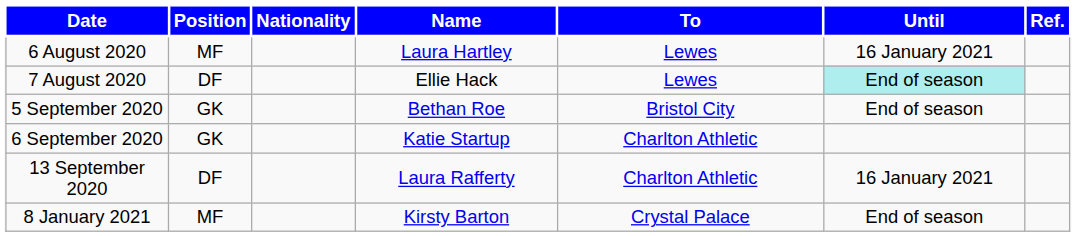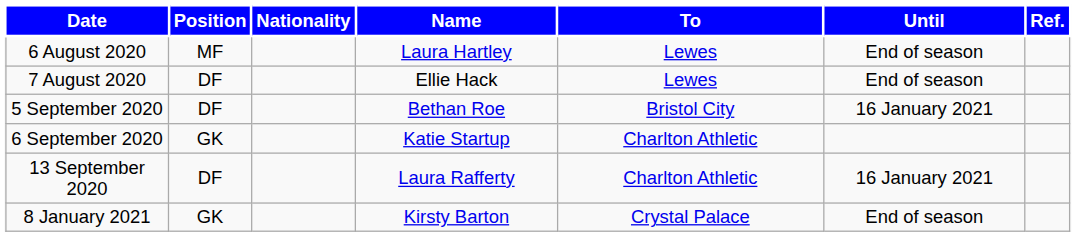(924, 51) 16 January 2021 -> (924, 51) End of season
(924, 80) paleturquoise background -> (924, 80) no background
(210, 110) GK -> (210, 110) DF
(924, 110) End of season -> (924, 110) 16 January 2021
(210, 217) MF -> (210, 217) GK
